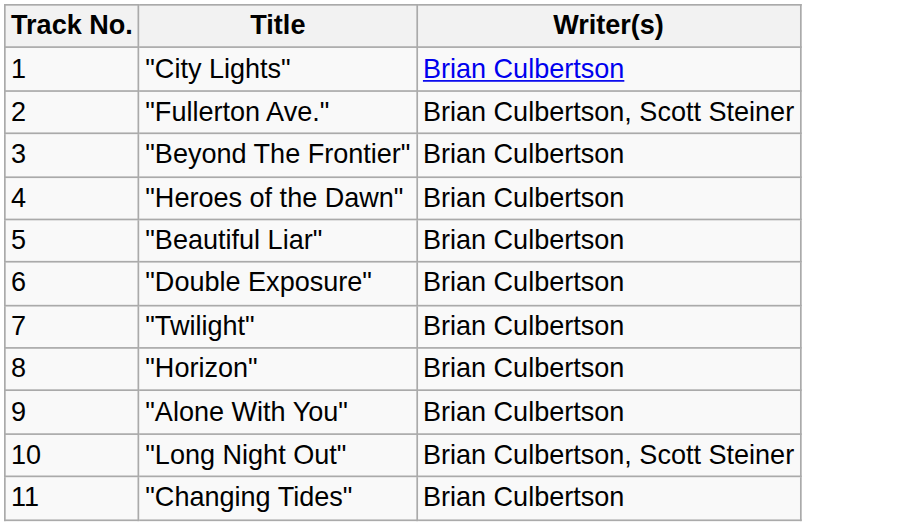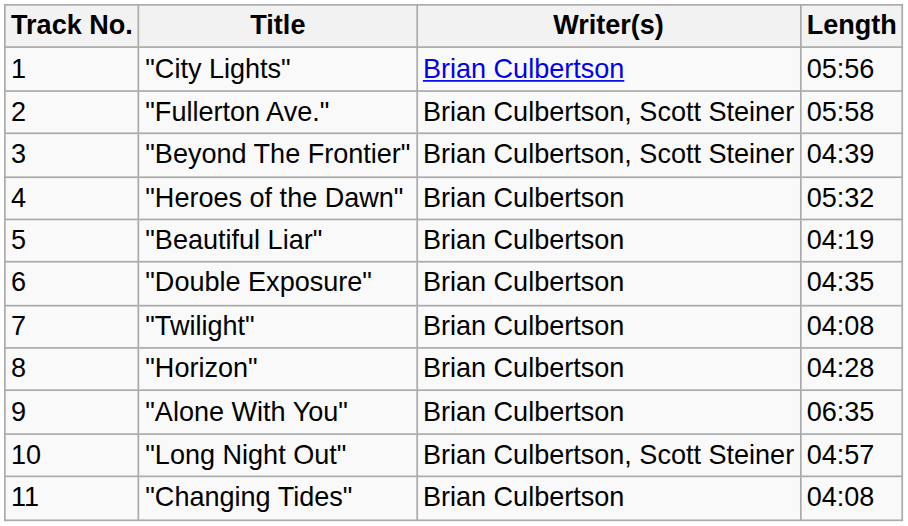+ column: (852, 25)
(524, 154) Brian Culbertson -> (609, 154) Brian Culbertson, Scott Steiner
